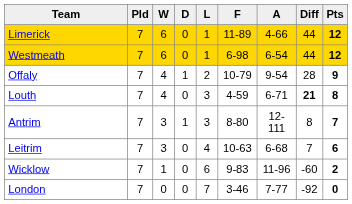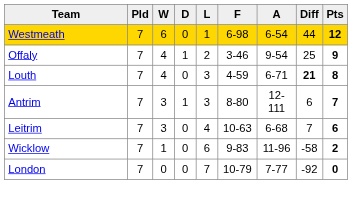- row: (29, 34)
(237, 75) 10-79 -> (237, 55) 3-46
(309, 75) 28 -> (309, 55) 25
(309, 122) 8 -> (309, 102) 6
(309, 169) -60 -> (309, 149) -58
(237, 189) 3-46 -> (237, 169) 10-79
